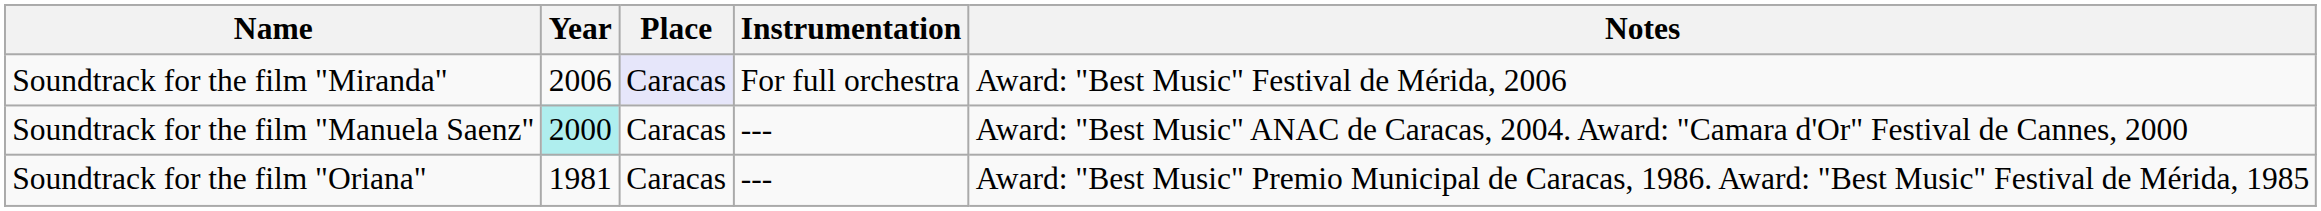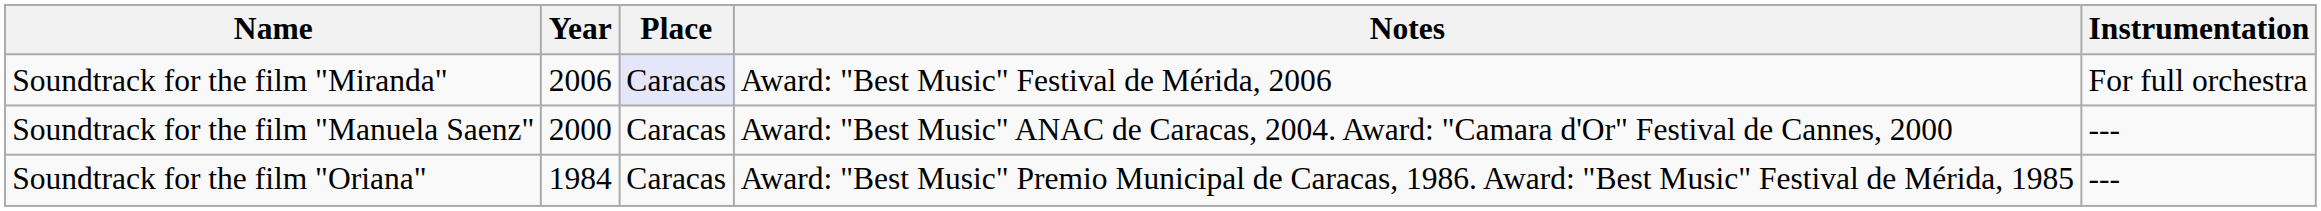columns swapped: (851, 29) <-> (1643, 29)
(580, 129) paleturquoise background -> (580, 129) no background
(580, 179) 1981 -> (580, 179) 1984
